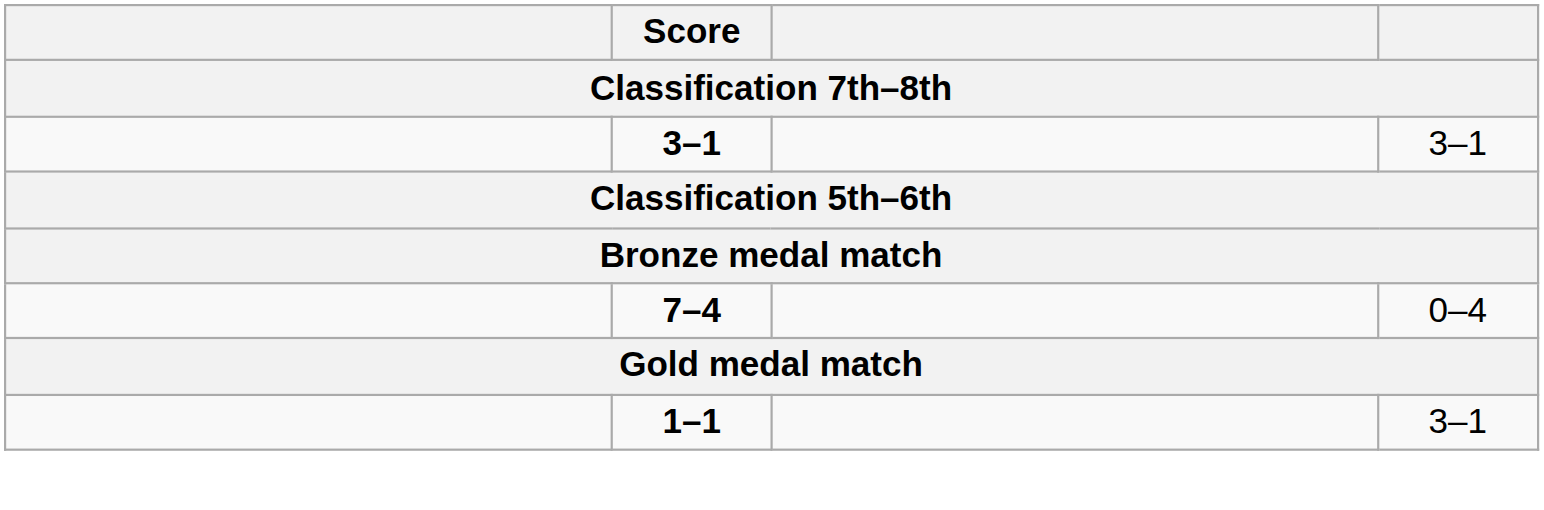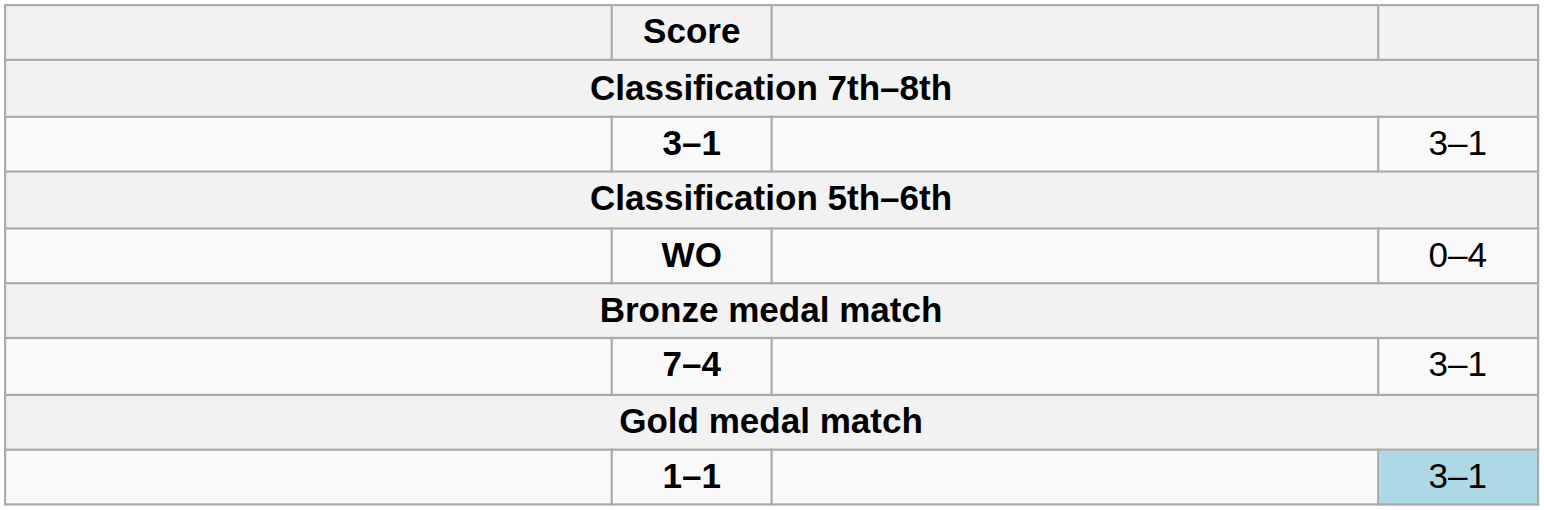+ row: (692, 254)
(1458, 310) 0–4 -> (1458, 365) 3–1
(1458, 421) no background -> (1458, 476) lightblue background
